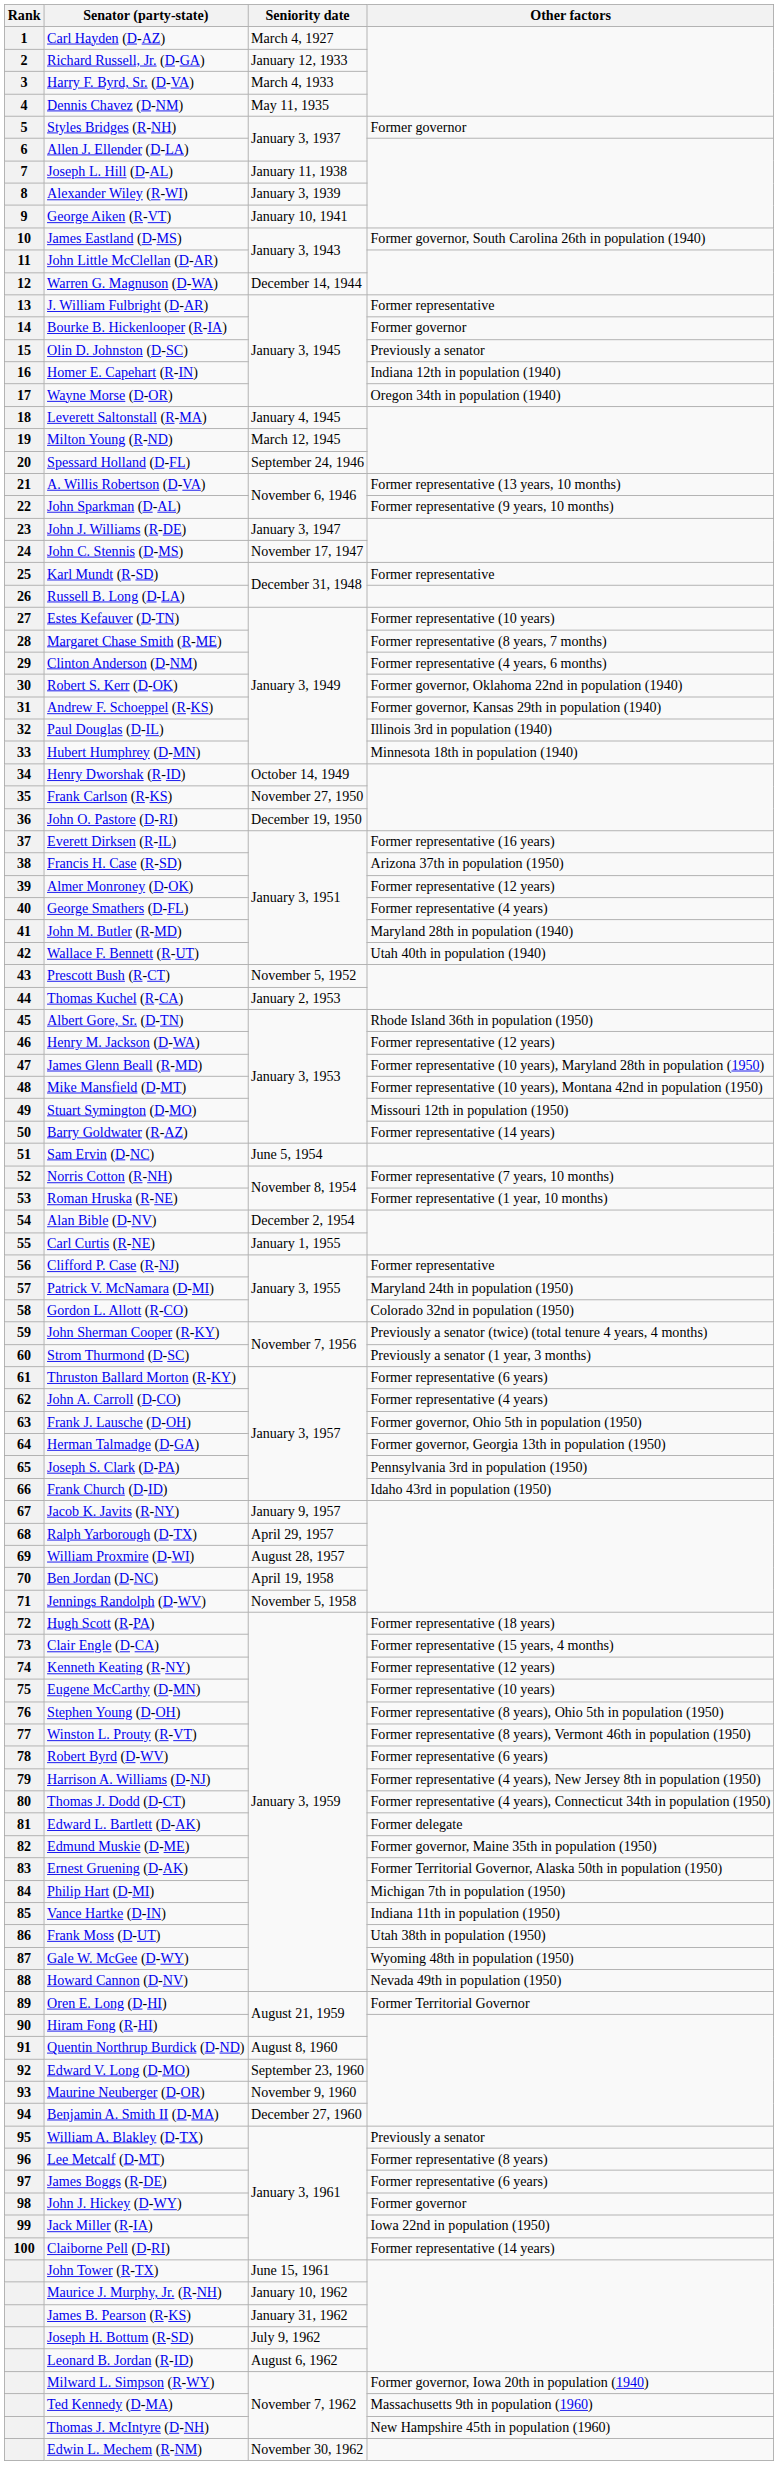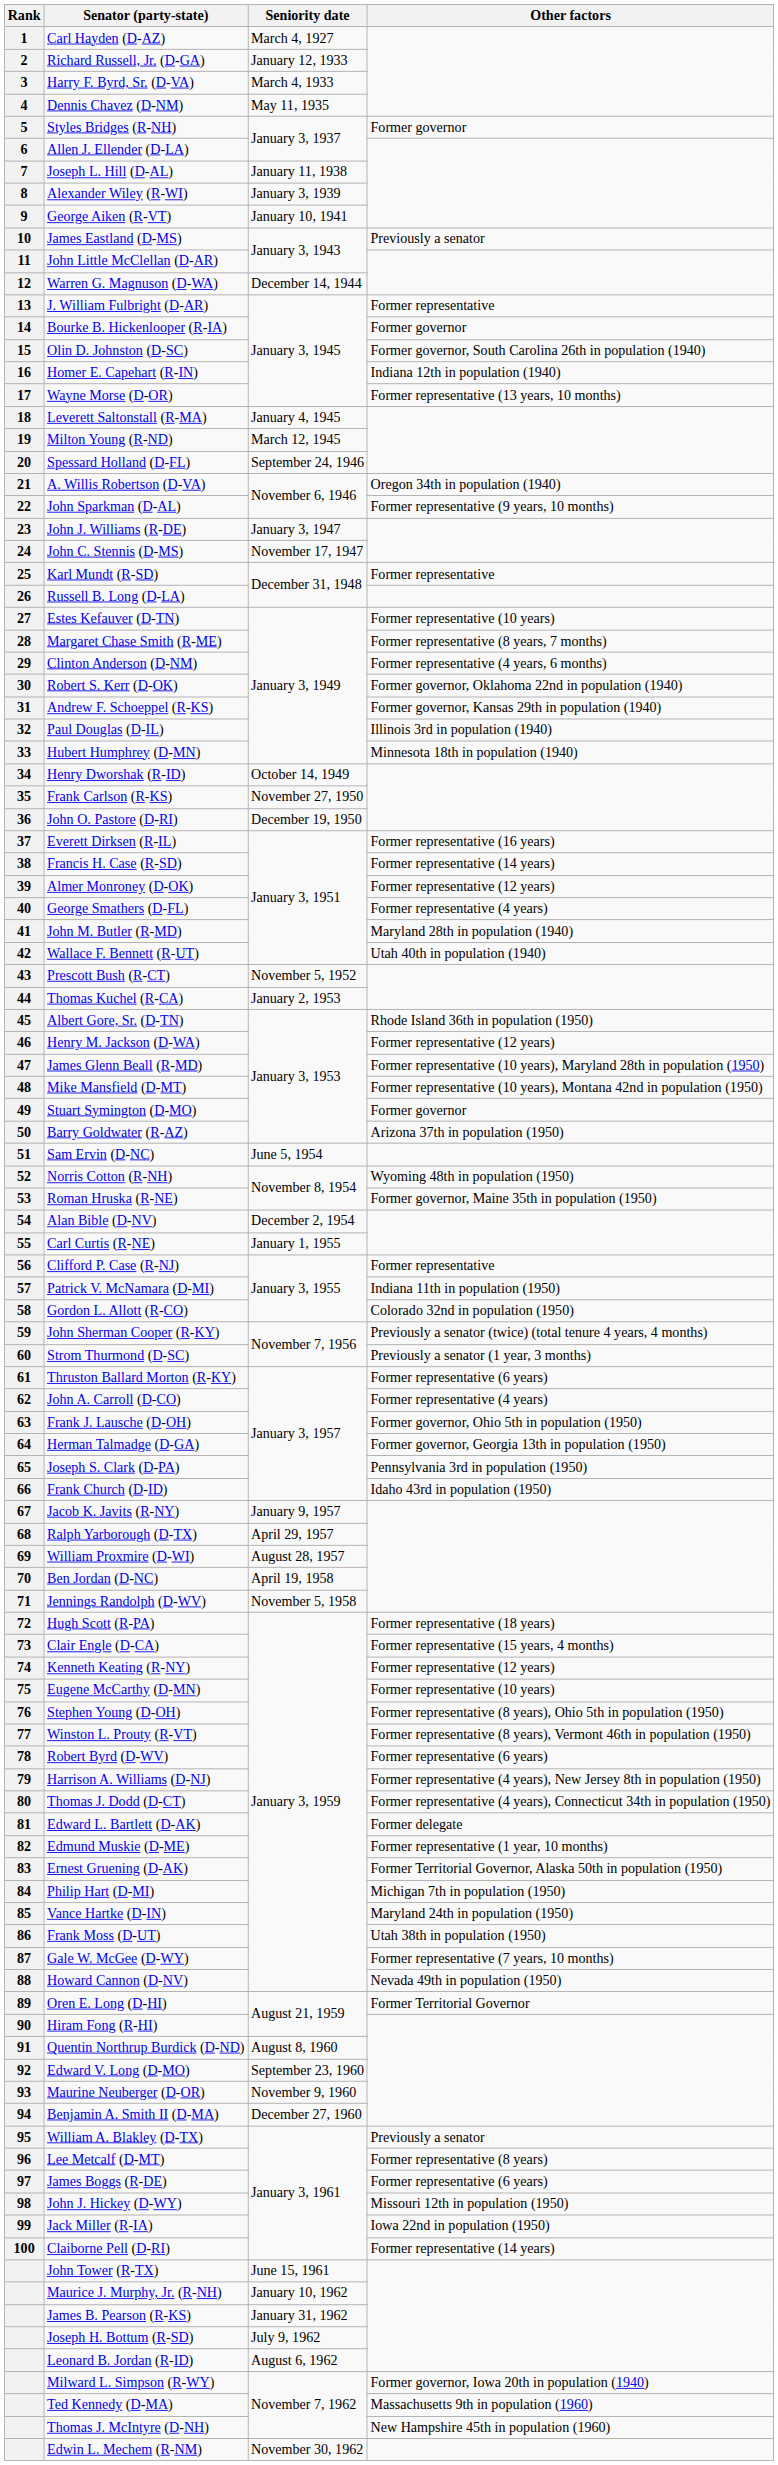(538, 238) Former governor, South Carolina 26th in population (1940) -> (428, 238) Previously a senator
(428, 350) Previously a senator -> (538, 350) Former governor, South Carolina 26th in population (1940)
(466, 395) Oregon 34th in population (1940) -> (496, 395) Former representative (13 years, 10 months)
(496, 484) Former representative (13 years, 10 months) -> (466, 484) Oregon 34th in population (1940)
(467, 864) Arizona 37th in population (1950) -> (463, 864) Former representative (14 years)
(469, 1109) Missouri 12th in population (1950) -> (418, 1109) Former governor
(463, 1132) Former representative (14 years) -> (467, 1132) Arizona 37th in population (1950)
(492, 1176) Former representative (7 years, 10 months) -> (472, 1176) Wyoming 48th in population (1950)
(489, 1199) Former representative (1 year, 10 months) -> (514, 1199) Former governor, Maine 35th in population (1950)
(472, 1288) Maryland 24th in population (1950) -> (465, 1288) Indiana 11th in population (1950)
(514, 1846) Former governor, Maine 35th in population (1950) -> (489, 1846) Former representative (1 year, 10 months)
(465, 1913) Indiana 11th in population (1950) -> (472, 1913) Maryland 24th in population (1950)
(472, 1958) Wyoming 48th in population (1950) -> (492, 1958) Former representative (7 years, 10 months)
(418, 2204) Former governor -> (469, 2204) Missouri 12th in population (1950)
